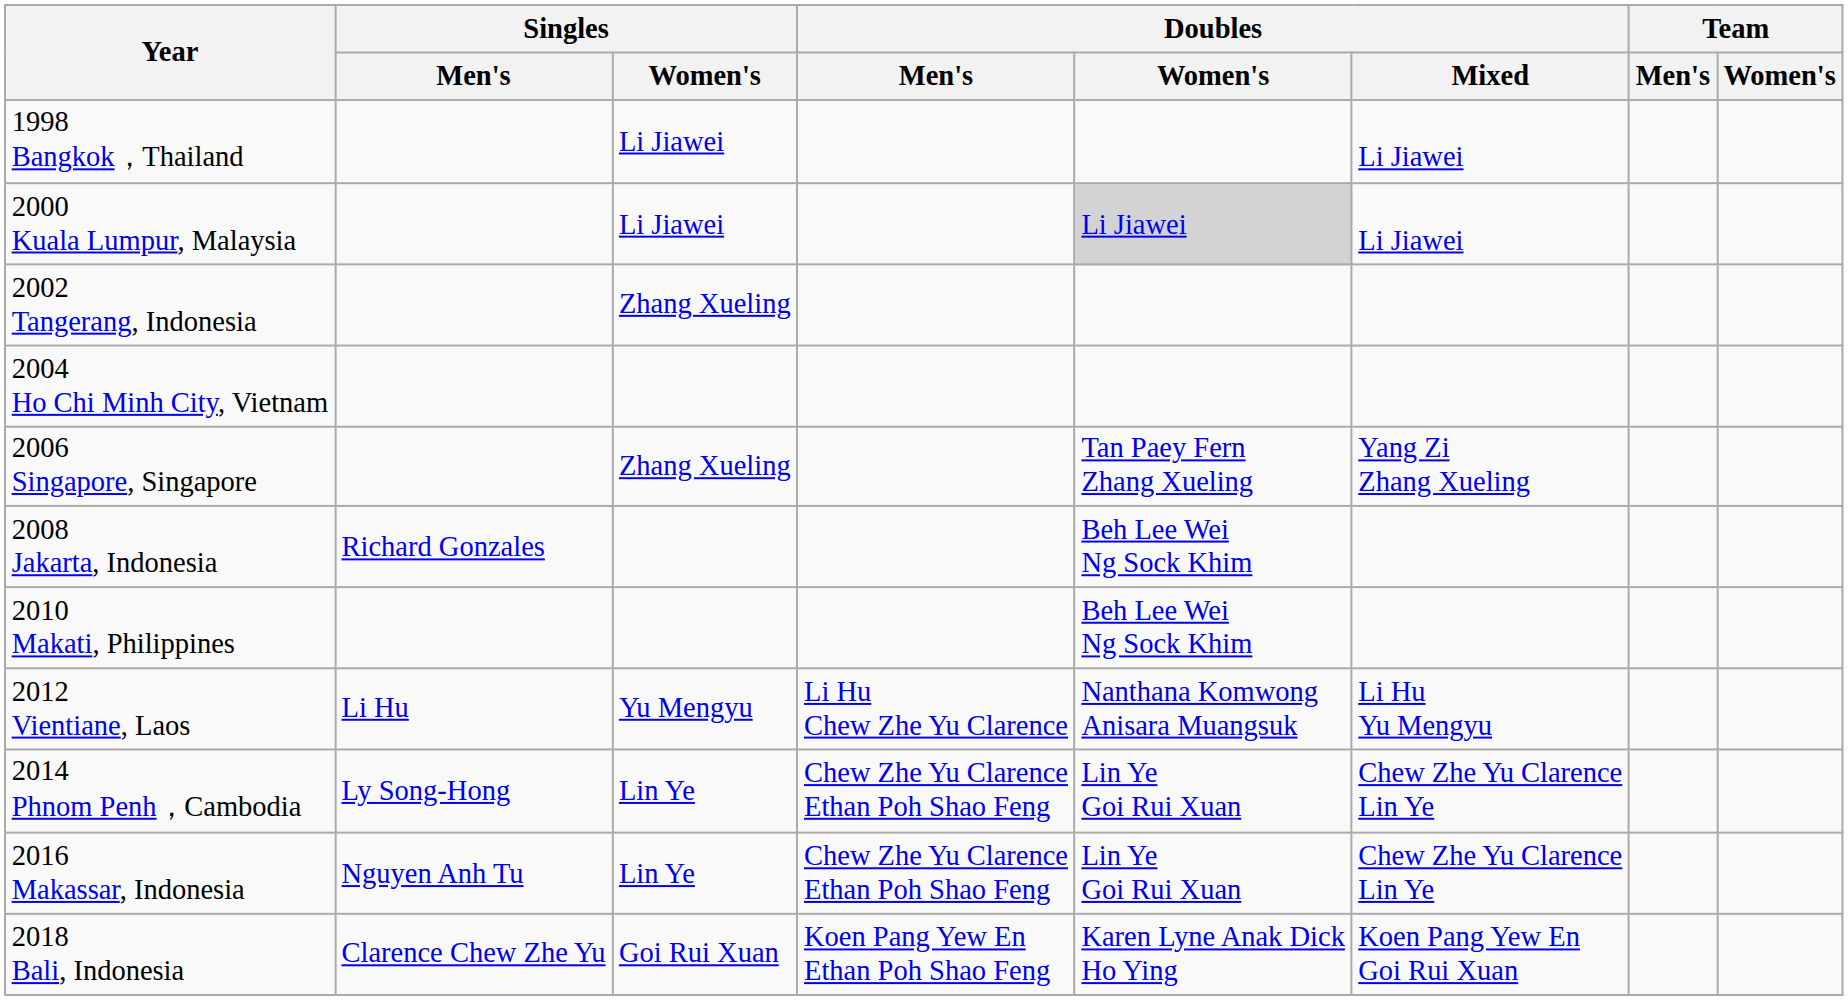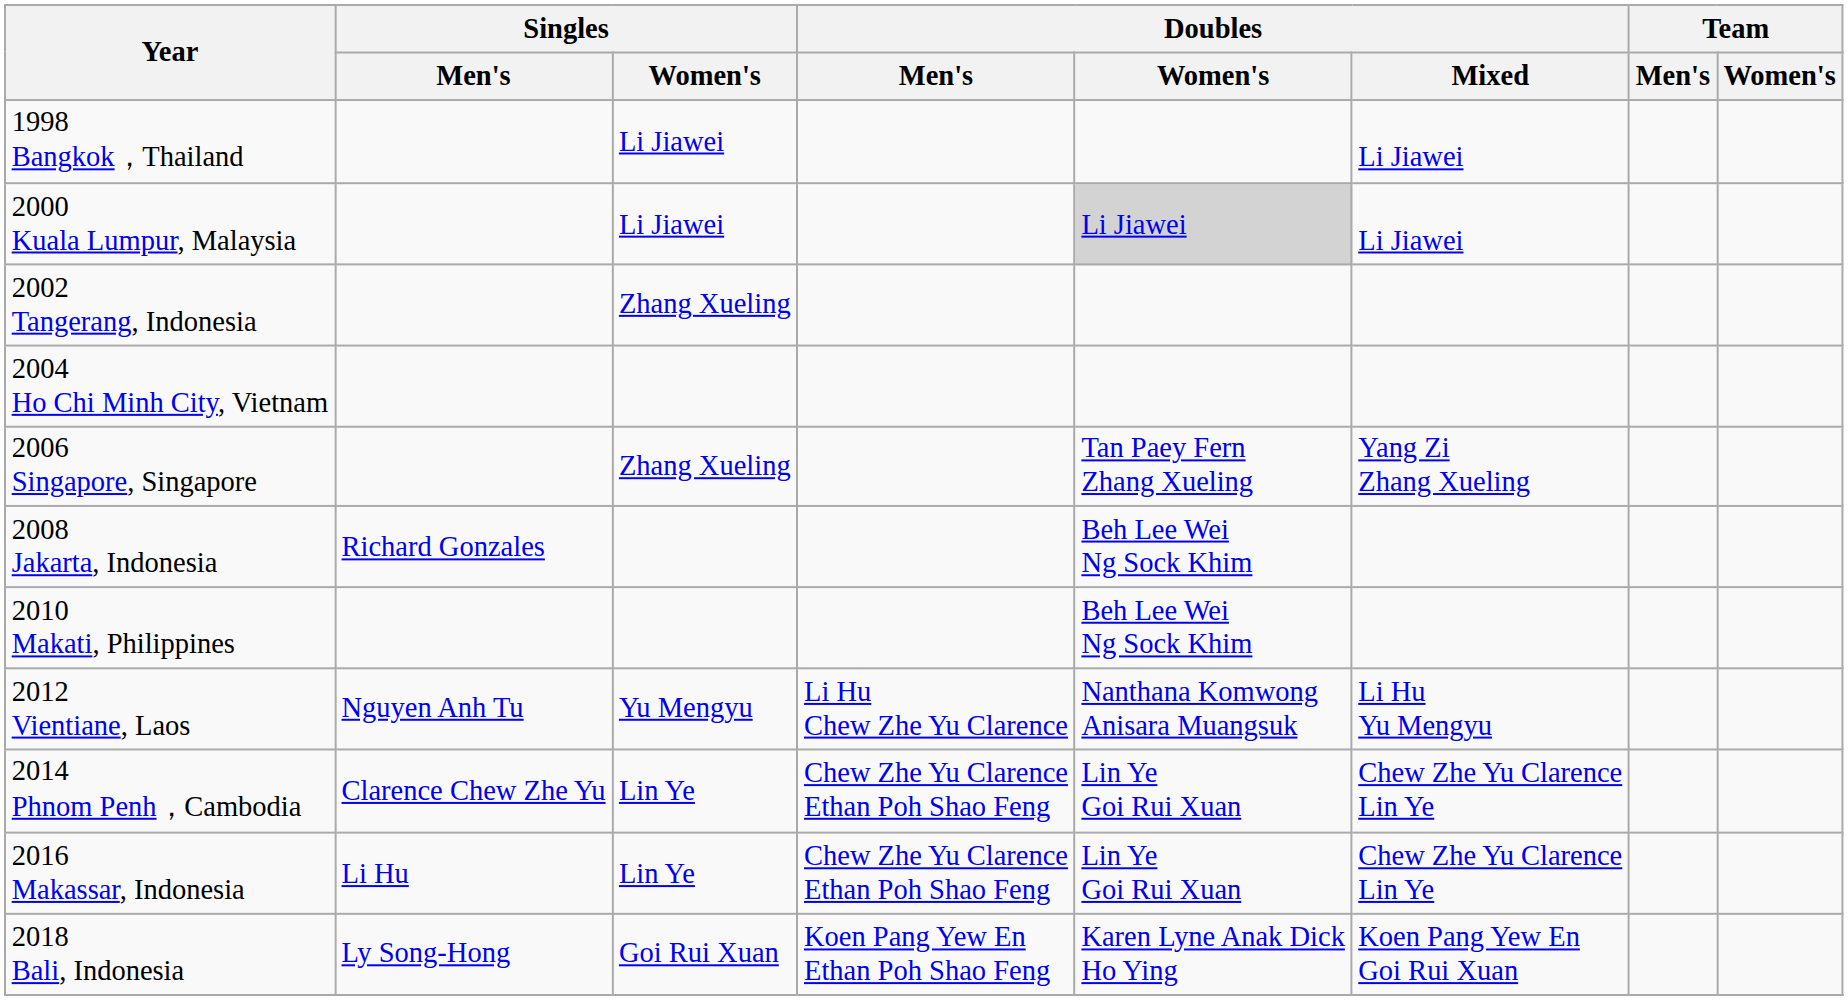(375, 708) Li Hu -> (433, 708) Nguyen Anh Tu
(426, 790) Ly Song-Hong -> (474, 790) Clarence Chew Zhe Yu
(433, 873) Nguyen Anh Tu -> (375, 873) Li Hu
(474, 954) Clarence Chew Zhe Yu -> (426, 954) Ly Song-Hong
